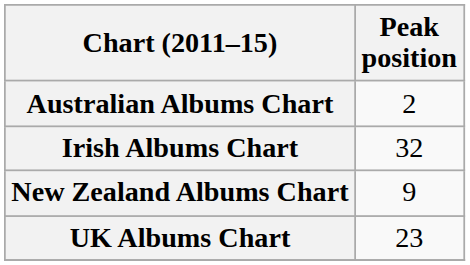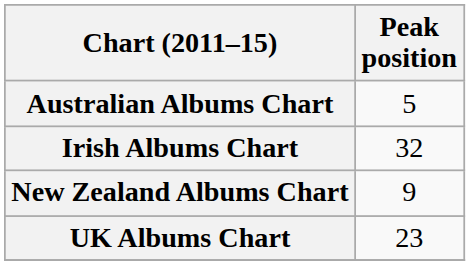(409, 103) 2 -> (409, 103) 5
